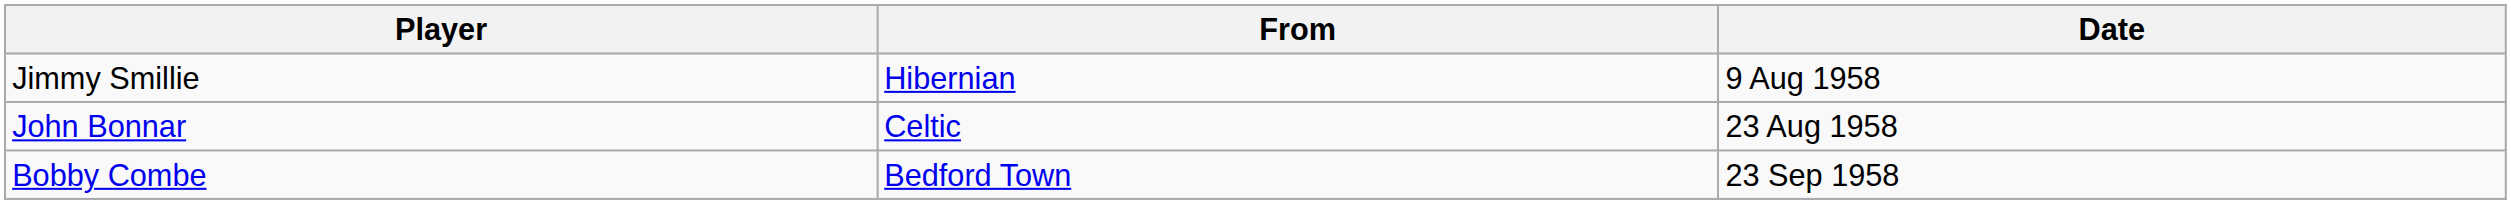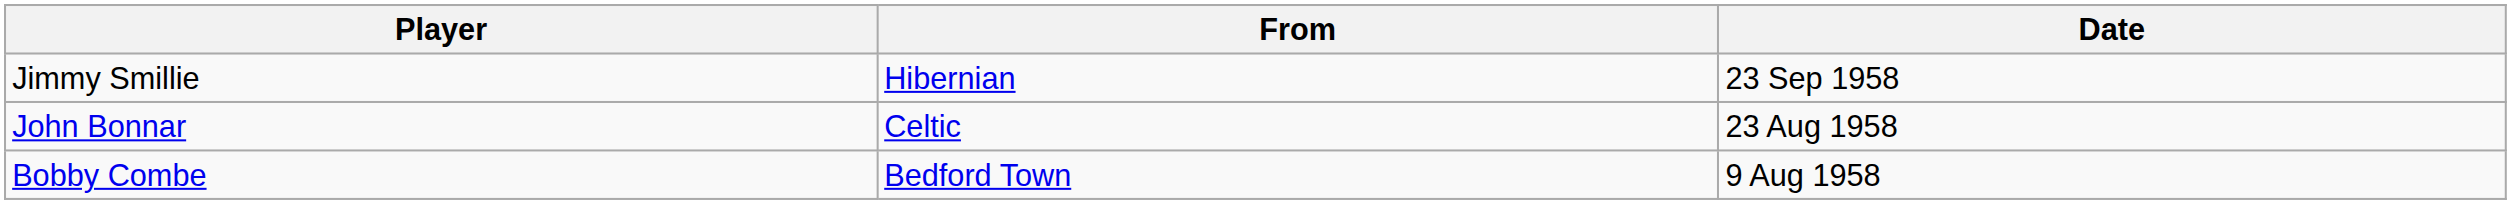(1803, 78) 9 Aug 1958 -> (1812, 78) 23 Sep 1958
(1812, 175) 23 Sep 1958 -> (1803, 175) 9 Aug 1958
